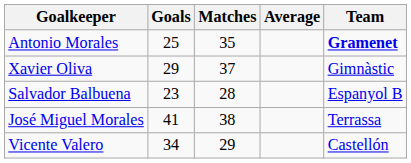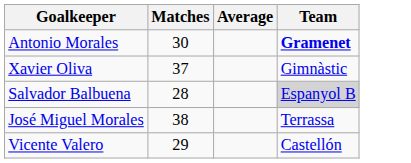- column: (171, 17)
(227, 42) 35 -> (180, 42) 30
(365, 94) no background -> (318, 94) lightgrey background
